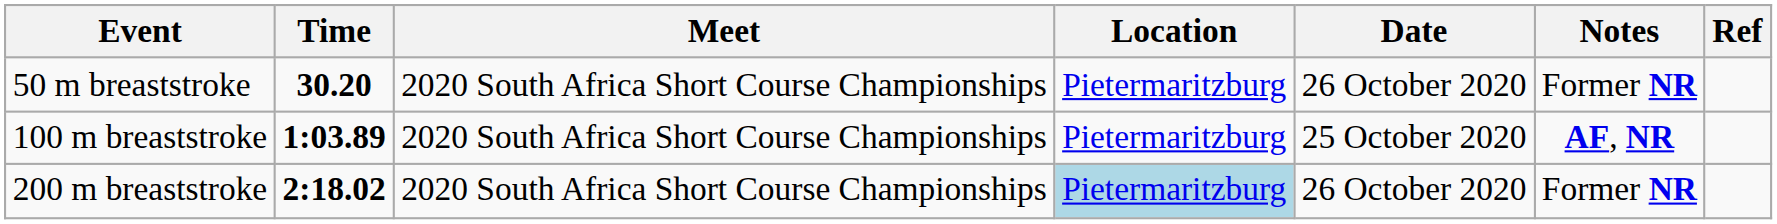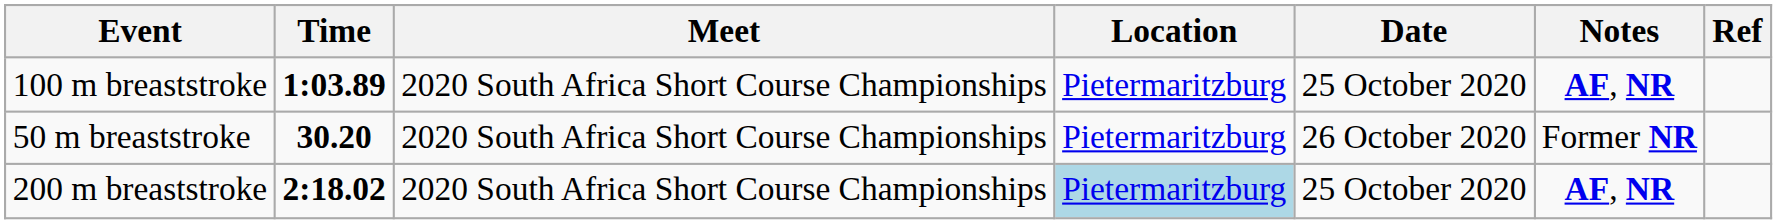rows swapped: (132, 84) <-> (140, 137)
(1414, 190) 26 October 2020 -> (1414, 190) 25 October 2020
(1619, 190) Former NR -> (1619, 190) AF, NR
